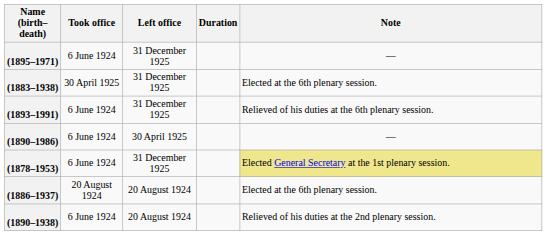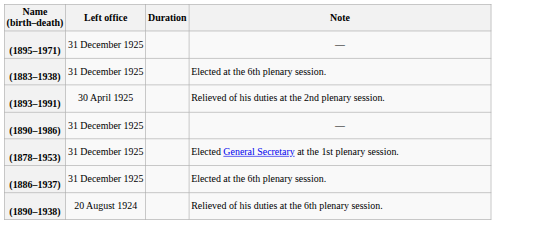- column: (92, 23)
(159, 109) 31 December 1925 -> (106, 98) 30 April 1925
(338, 109) Relieved of his duties at the 6th plenary session. -> (288, 98) Relieved of his duties at the 2nd plenary session.
(159, 136) 30 April 1925 -> (106, 125) 31 December 1925
(346, 163) khaki background -> (295, 152) no background
(159, 190) 20 August 1924 -> (106, 179) 31 December 1925
(339, 217) Relieved of his duties at the 2nd plenary session. -> (287, 206) Relieved of his duties at the 6th plenary session.
